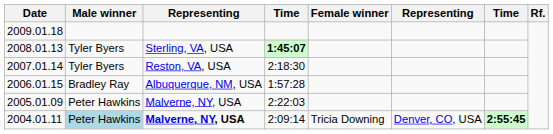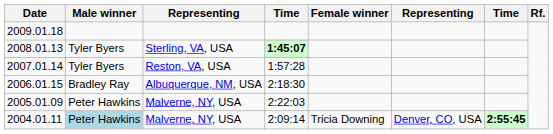(286, 66) 2:18:30 -> (286, 66) 1:57:28
(286, 84) 1:57:28 -> (286, 84) 2:18:30
(195, 119) bold -> (193, 119) normal
